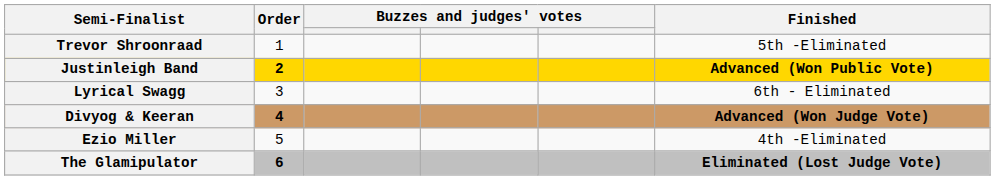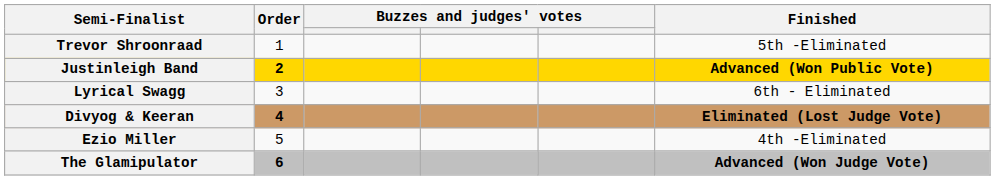(822, 116) Advanced (Won Judge Vote) -> (822, 116) Eliminated (Lost Judge Vote)
(822, 163) Eliminated (Lost Judge Vote) -> (822, 163) Advanced (Won Judge Vote)
